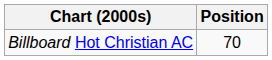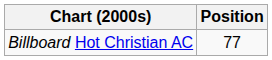(232, 42) 70 -> (232, 42) 77
